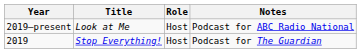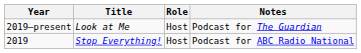(273, 26) Podcast for ABC Radio National -> (257, 26) Podcast for The Guardian
(257, 41) Podcast for The Guardian -> (273, 41) Podcast for ABC Radio National
